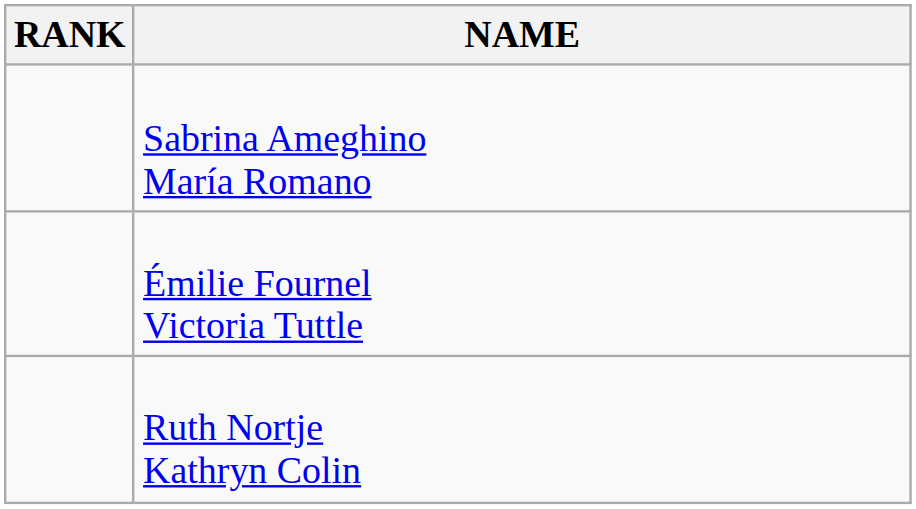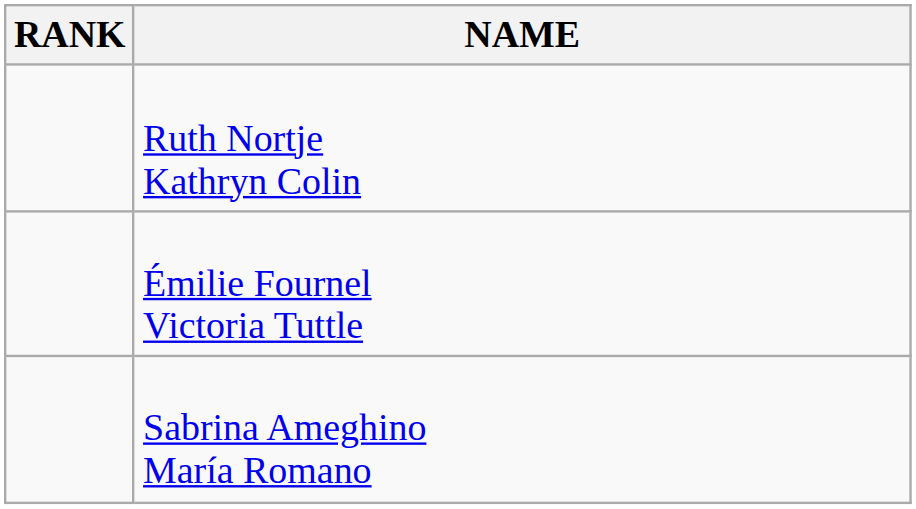rows swapped: (252, 449) <-> (285, 158)
